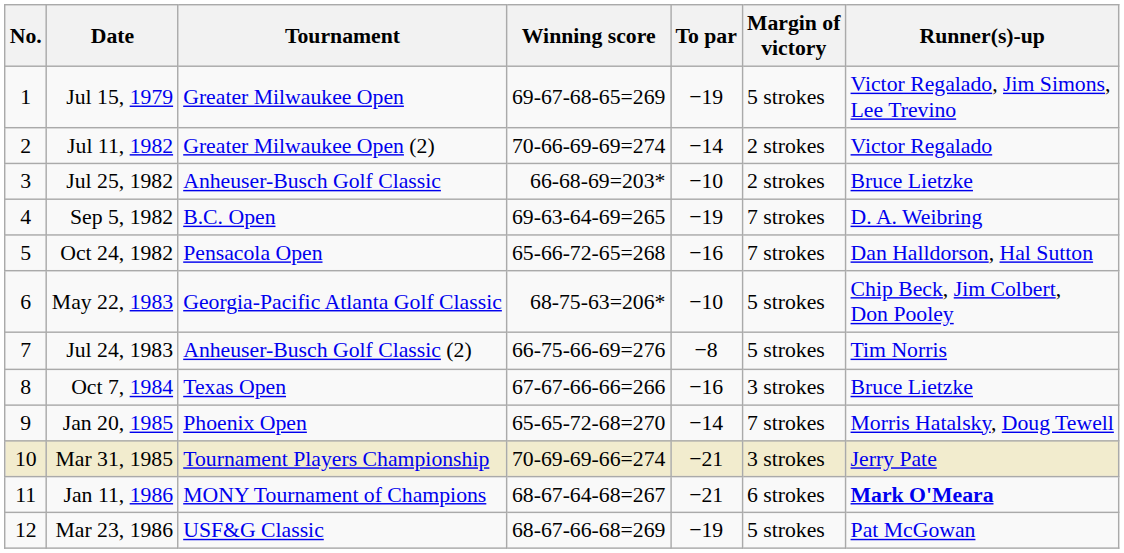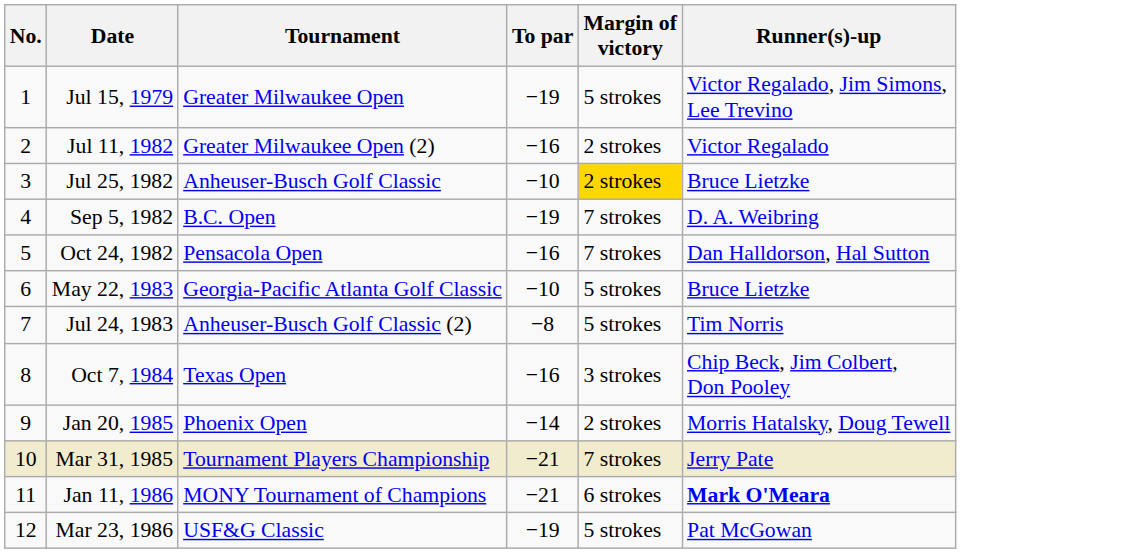- column: (589, 35)
(706, 145) −14 -> (543, 145) −16
(786, 181) no background -> (622, 181) gold background
(956, 301) Chip Beck, Jim Colbert, Don Pooley -> (748, 289) Bruce Lietzke
(912, 386) Bruce Lietzke -> (792, 373) Chip Beck, Jim Colbert, Don Pooley
(786, 422) 7 strokes -> (622, 422) 2 strokes
(786, 458) 3 strokes -> (622, 458) 7 strokes
